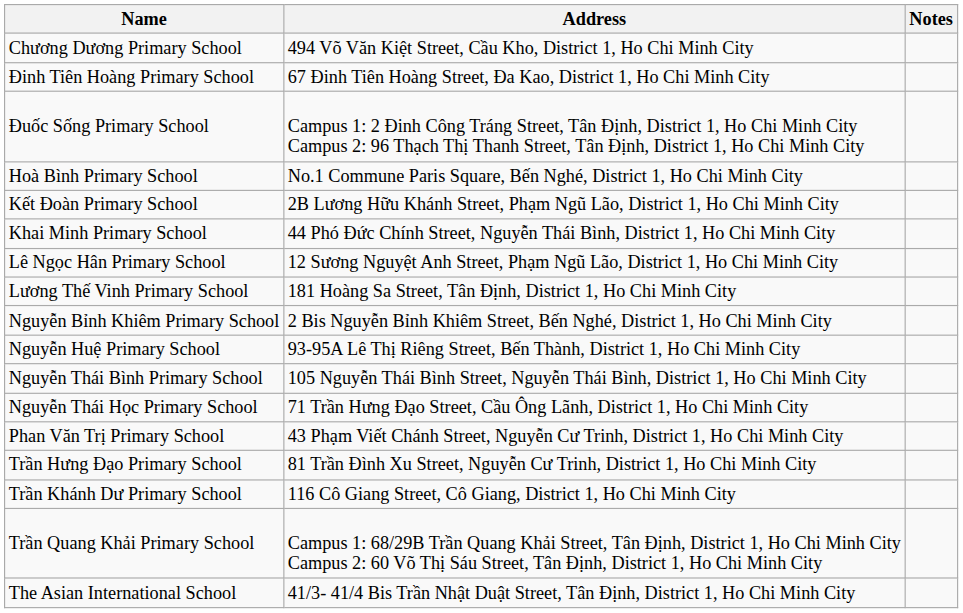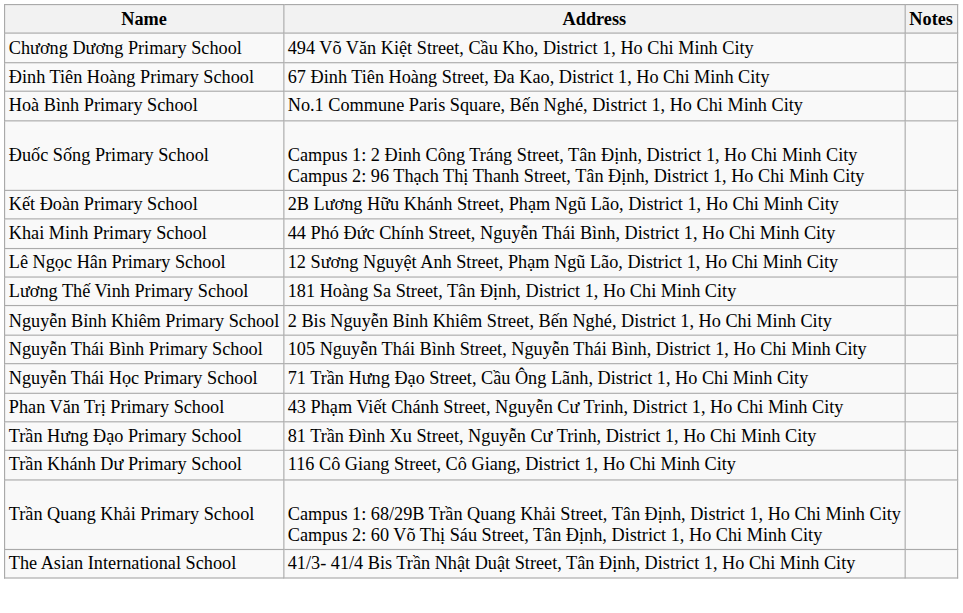rows swapped: (109, 126) <-> (103, 175)
- row: (114, 349)
